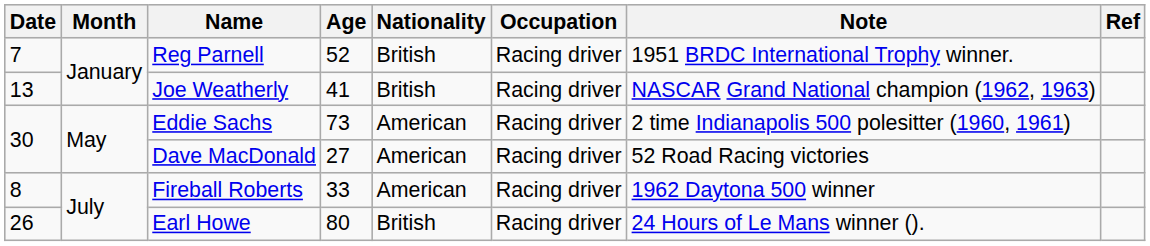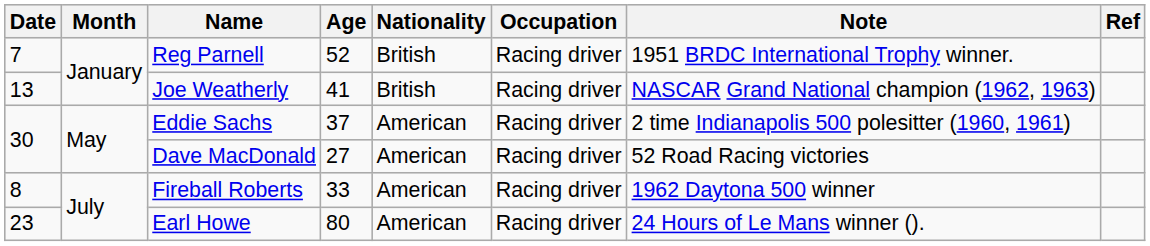(338, 122) 73 -> (338, 122) 37
(22, 223) 26 -> (22, 223) 23
(406, 223) British -> (422, 223) American
